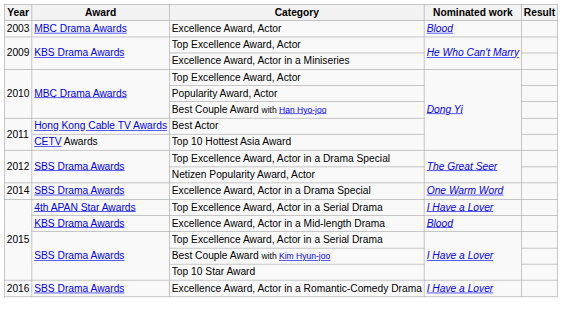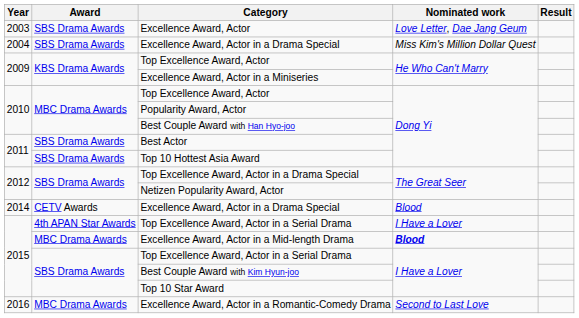(80, 28) MBC Drama Awards -> (79, 28) SBS Drama Awards
(440, 28) Blood -> (461, 28) Love Letter, Dae Jang Geum
+ row: (18, 45)
(101, 126) Hong Kong Cable TV Awards -> (79, 142) SBS Drama Awards
(66, 142) CETV Awards -> (79, 158) SBS Drama Awards
(79, 191) SBS Drama Awards -> (66, 207) CETV Awards
(465, 191) One Warm Word -> (408, 207) Blood
(79, 223) KBS Drama Awards -> (80, 239) MBC Drama Awards
(440, 223) normal -> (410, 239) bold
(79, 288) SBS Drama Awards -> (80, 304) MBC Drama Awards
(460, 288) I Have a Lover -> (442, 304) Second to Last Love
